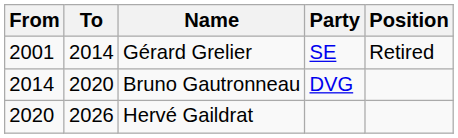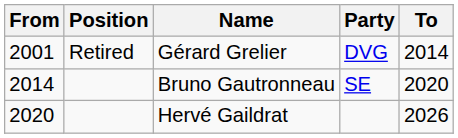columns swapped: (91, 20) <-> (409, 20)
(323, 52) SE -> (366, 52) DVG
(331, 84) DVG -> (358, 84) SE
